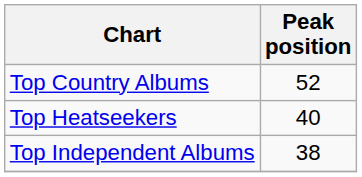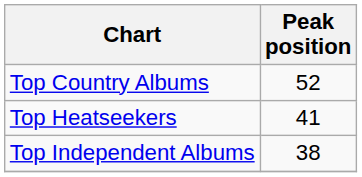(308, 117) 40 -> (308, 117) 41
